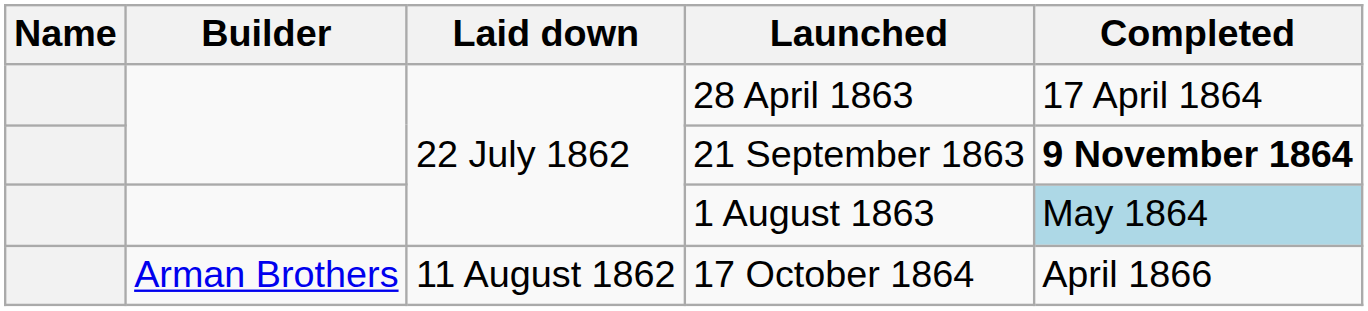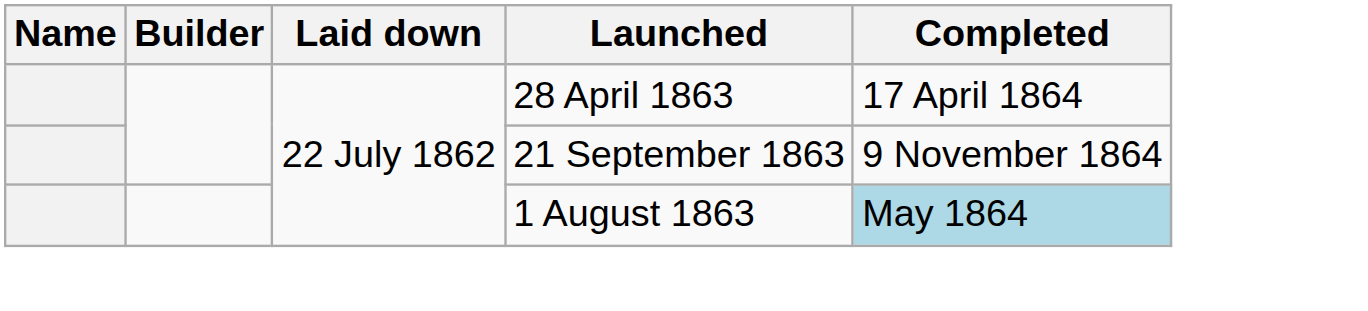(1197, 154) bold -> (1012, 154) normal
- row: (834, 273)
